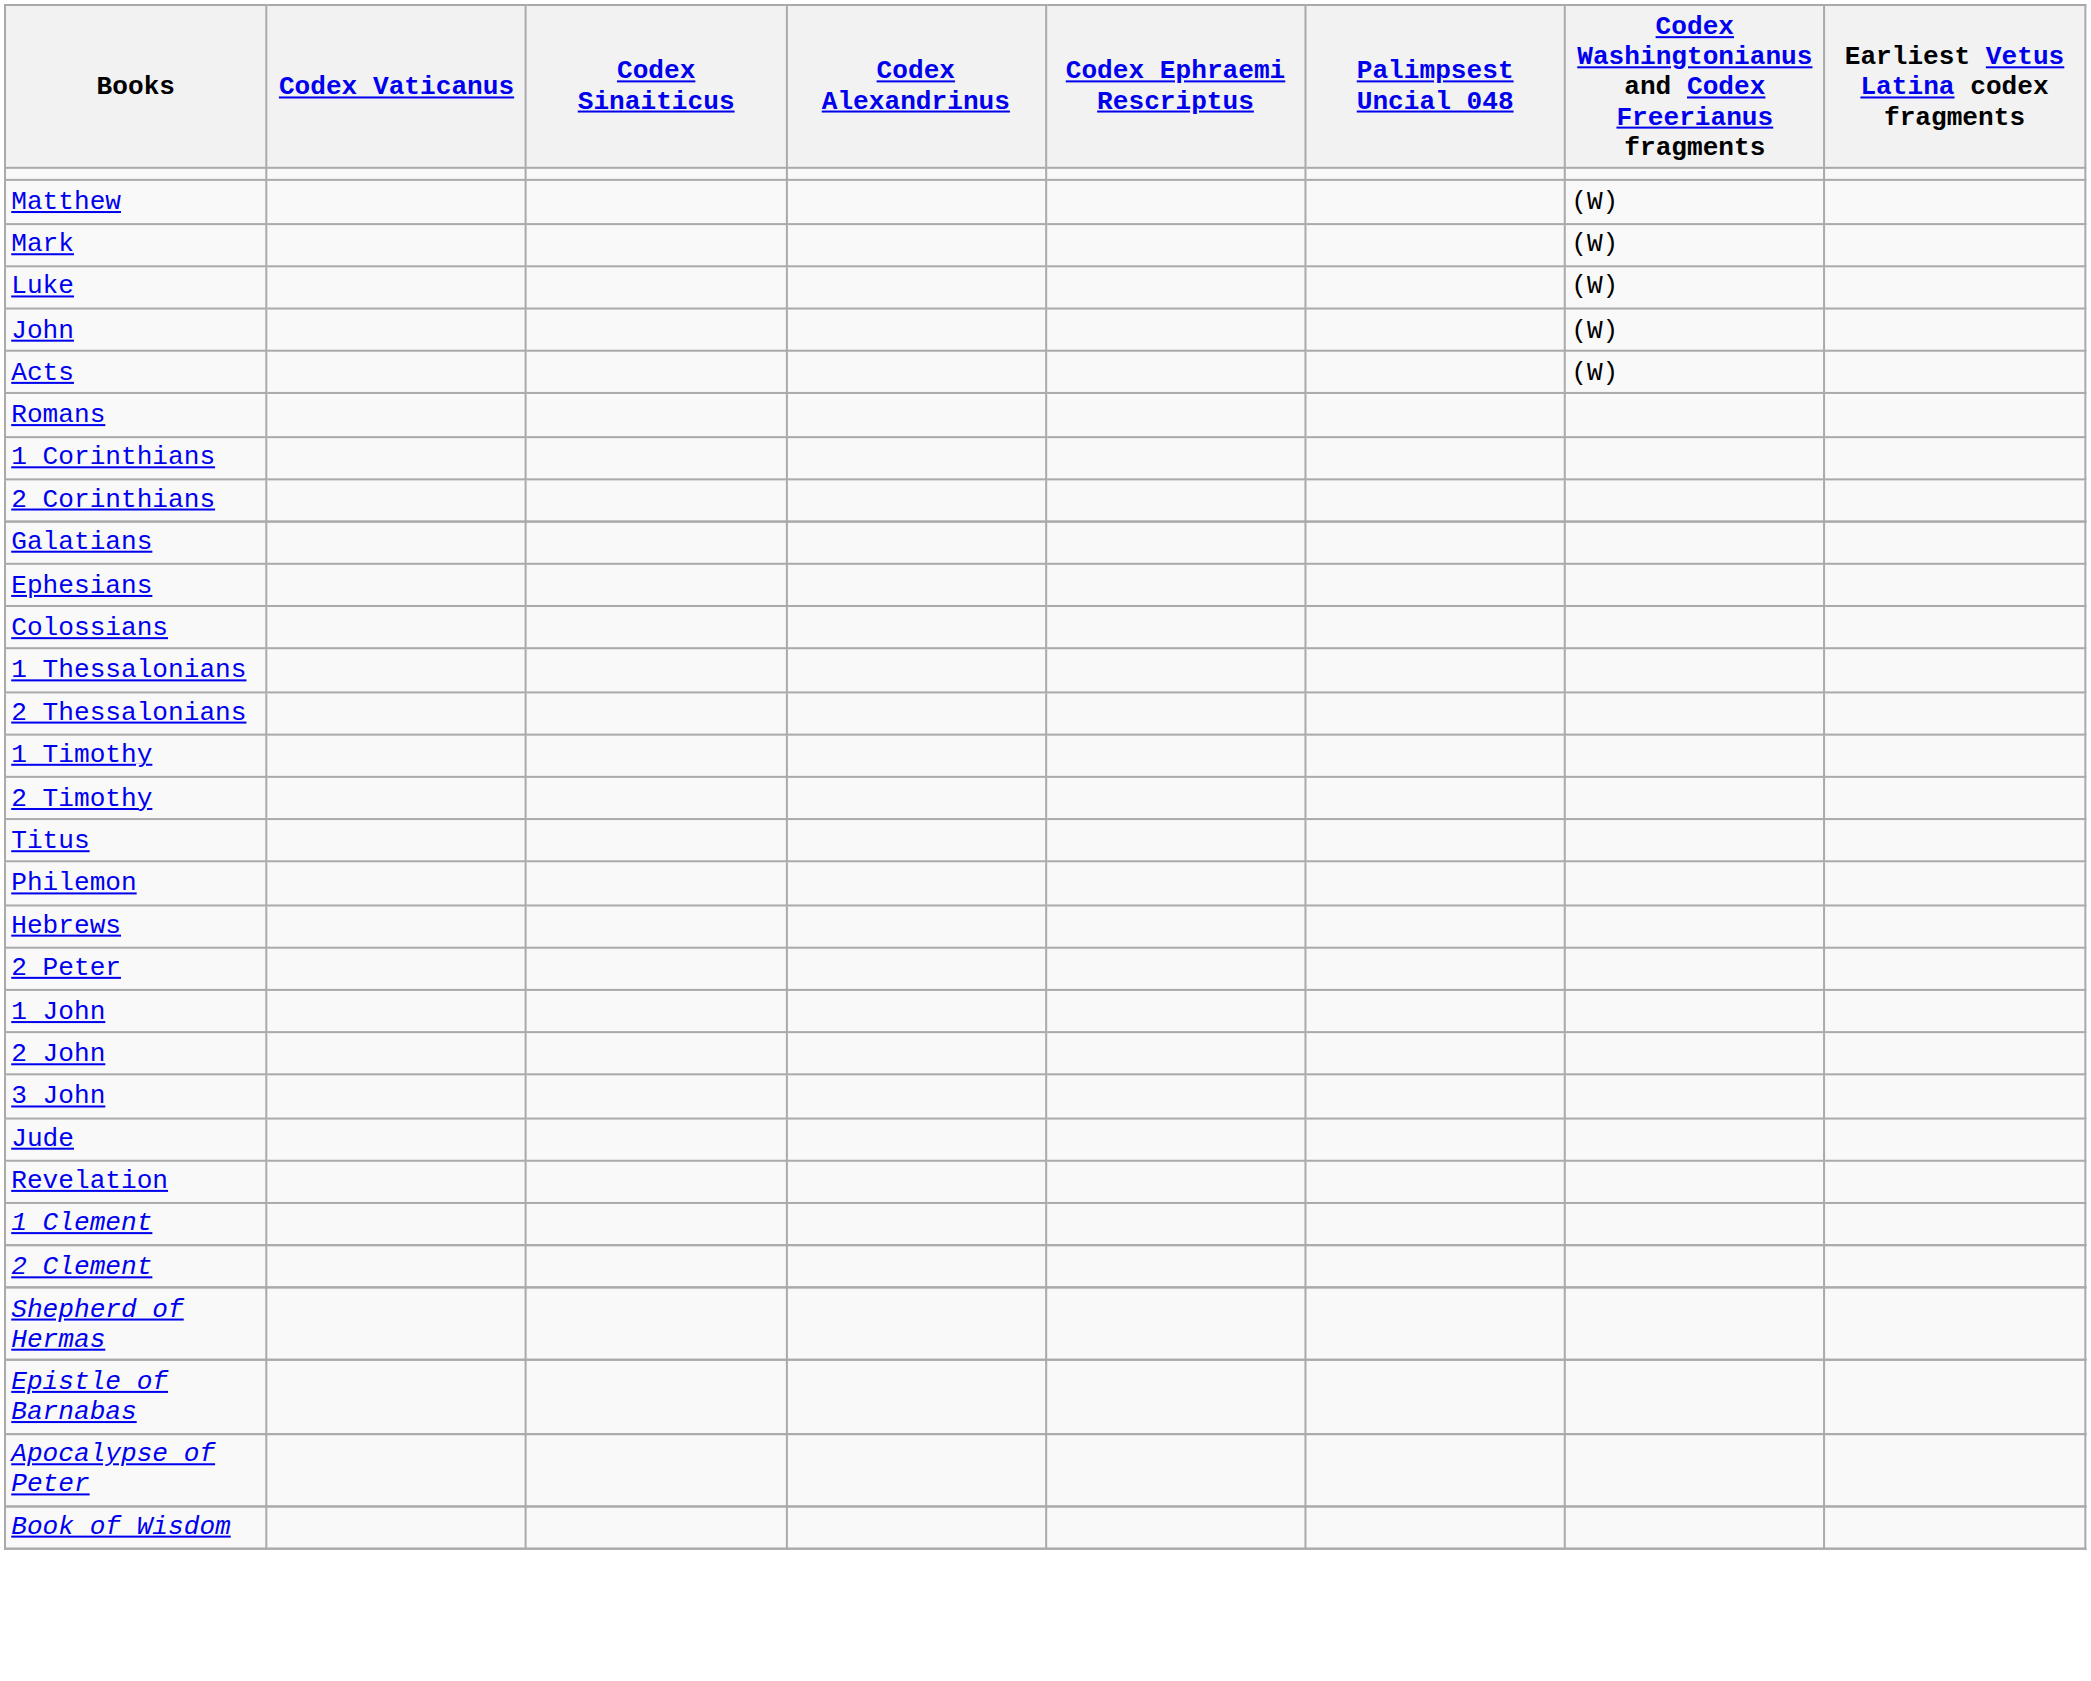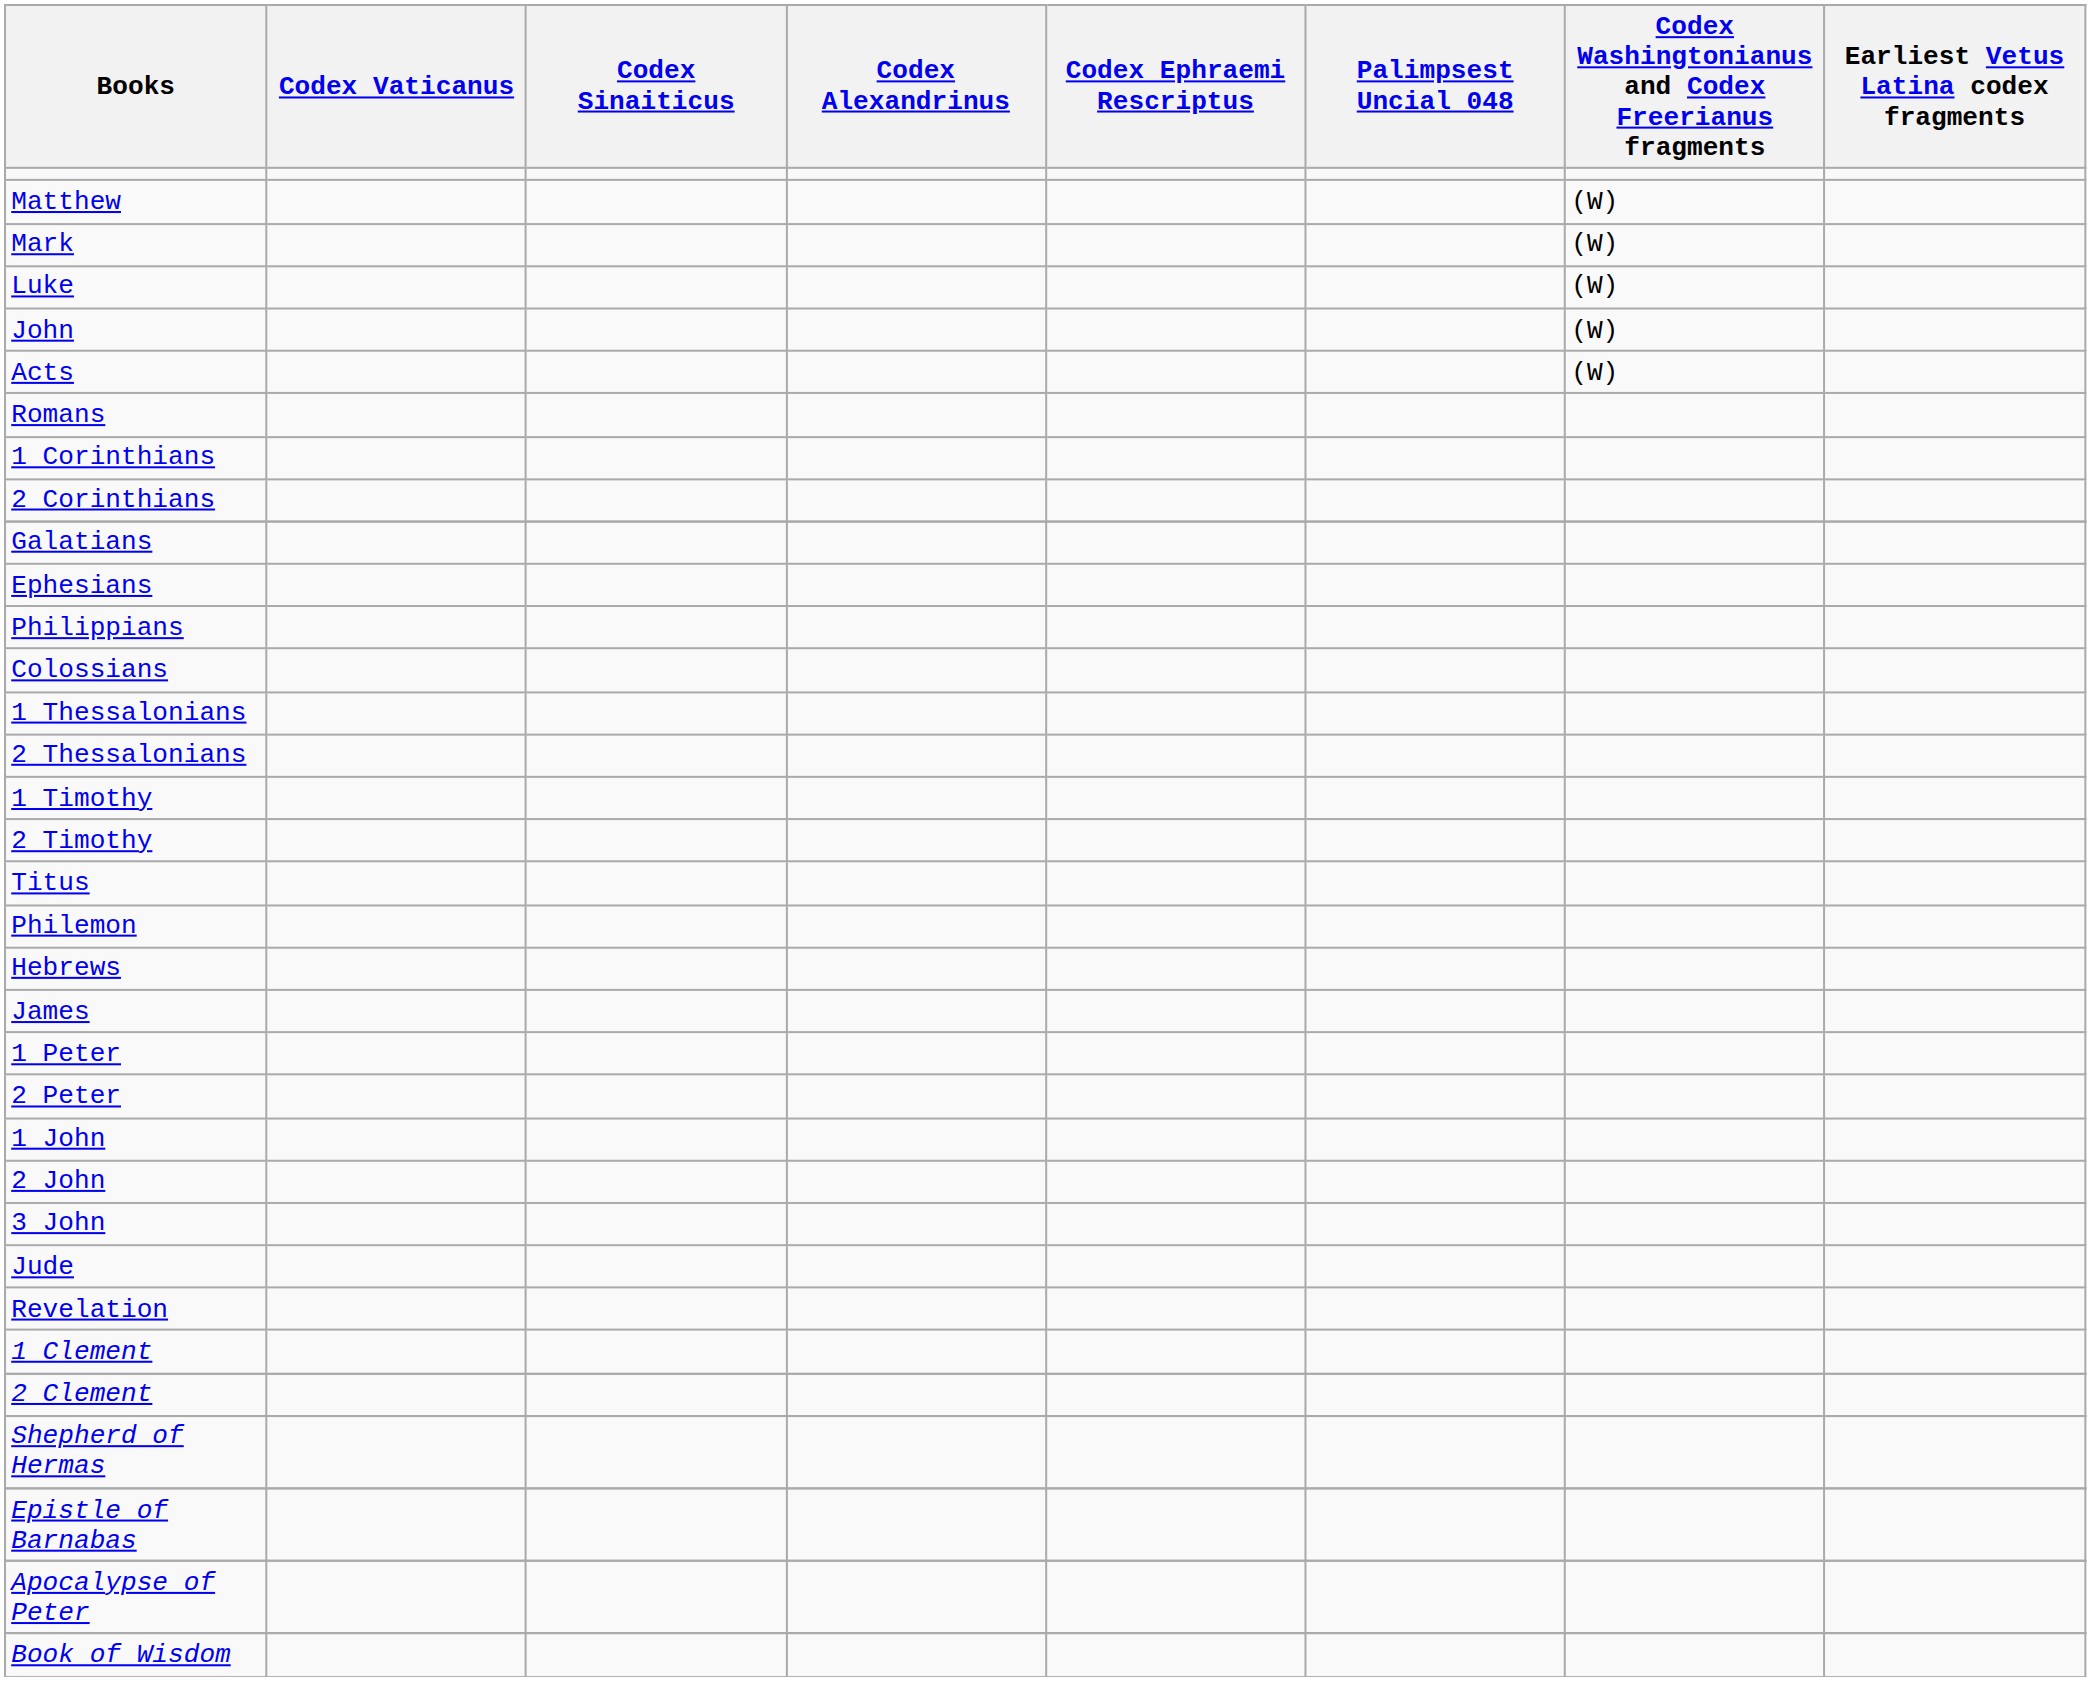+ row: (97, 628)
+ row: (50, 1011)
+ row: (66, 1054)
